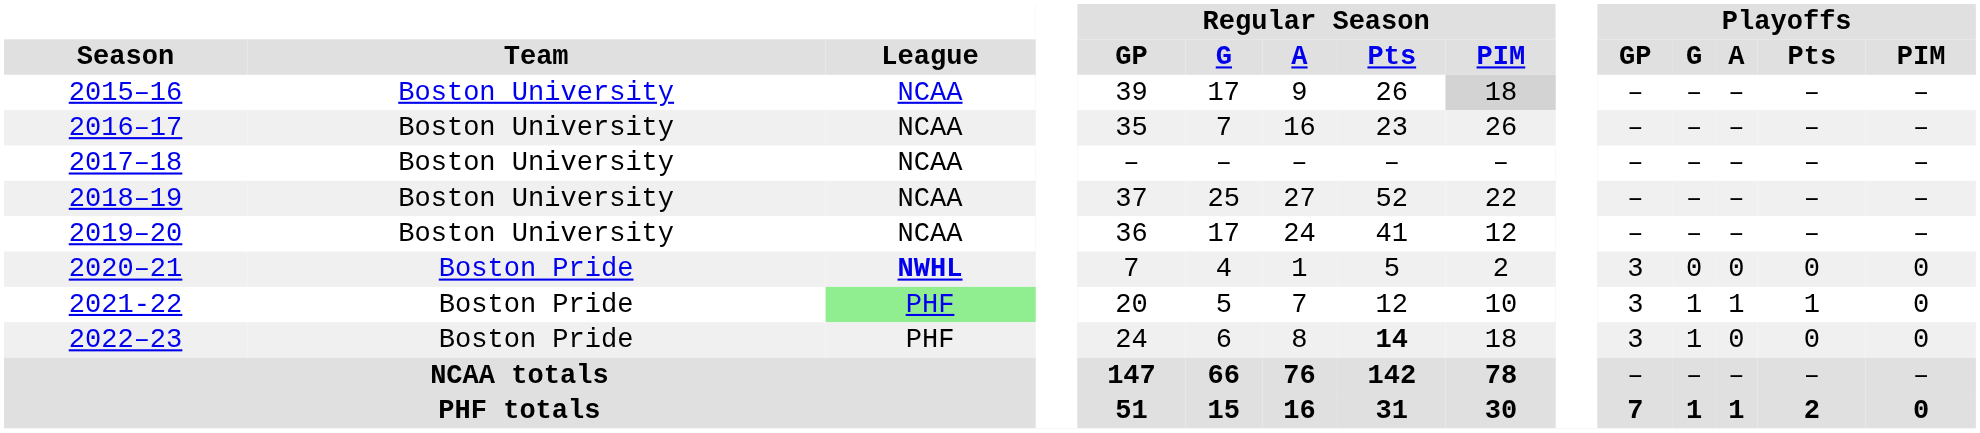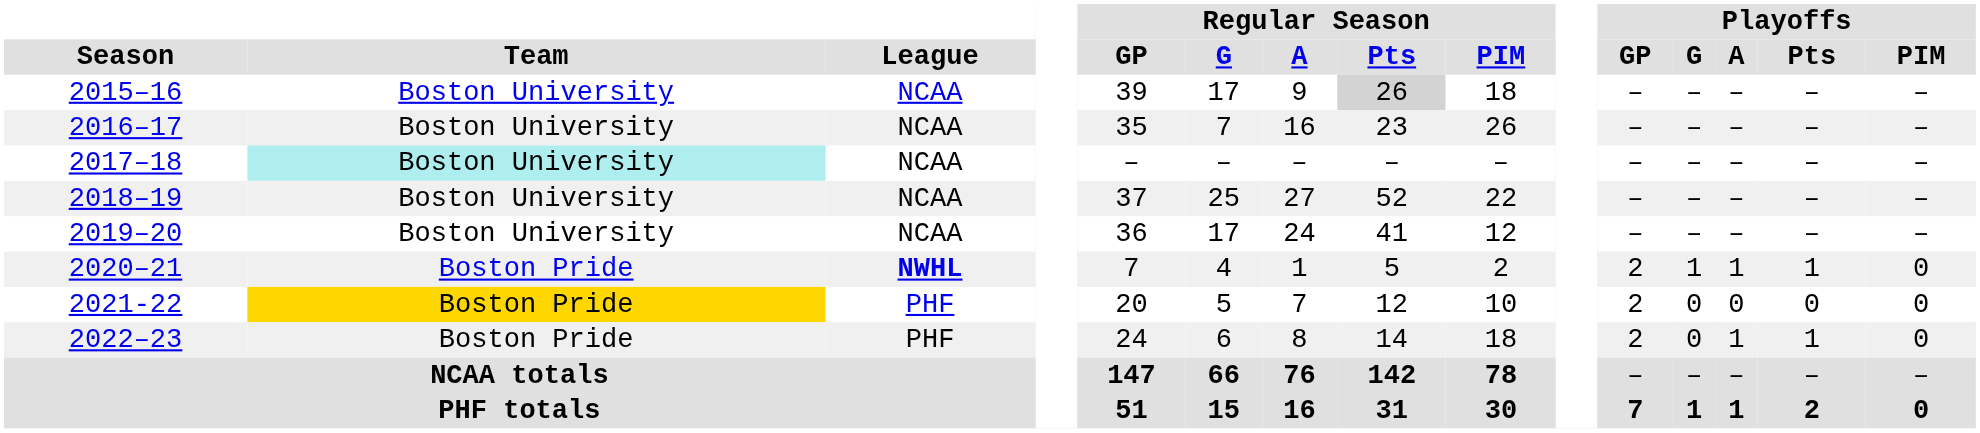(1392, 92) no background -> (1392, 92) lightgrey background
(1501, 92) lightgrey background -> (1501, 92) no background
(536, 163) no background -> (536, 163) paleturquoise background
(1635, 269) 3 -> (1635, 269) 2
(1694, 269) 0 -> (1694, 269) 1
(1736, 269) 0 -> (1736, 269) 1
(1812, 269) 0 -> (1812, 269) 1
(536, 305) no background -> (536, 305) gold background
(930, 305) lightgreen background -> (930, 305) no background
(1635, 305) 3 -> (1635, 305) 2
(1694, 305) 1 -> (1694, 305) 0
(1736, 305) 1 -> (1736, 305) 0
(1812, 305) 1 -> (1812, 305) 0
(1392, 340) bold -> (1392, 340) normal
(1635, 340) 3 -> (1635, 340) 2
(1694, 340) 1 -> (1694, 340) 0
(1736, 340) 0 -> (1736, 340) 1
(1812, 340) 0 -> (1812, 340) 1
